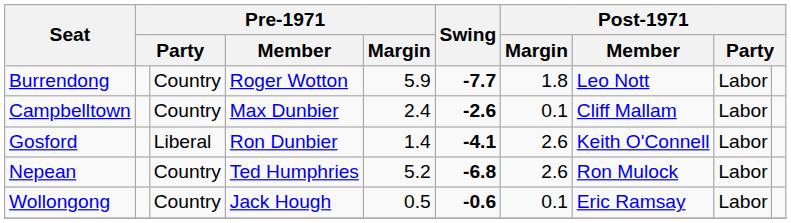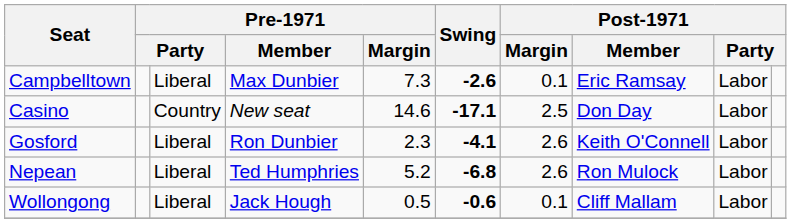- row: (59, 80)
(187, 111) Country -> (183, 80) Liberal
(417, 111) 2.4 -> (417, 80) 7.3
(627, 111) Cliff Mallam -> (631, 80) Eric Ramsay
+ row: (39, 111)
(417, 141) 1.4 -> (417, 141) 2.3
(187, 171) Country -> (183, 171) Liberal
(187, 202) Country -> (183, 202) Liberal
(631, 202) Eric Ramsay -> (627, 202) Cliff Mallam
